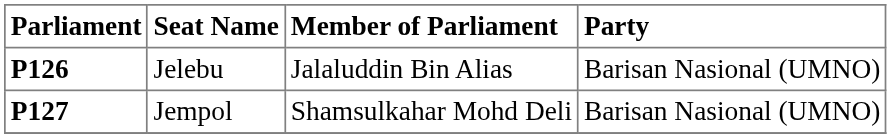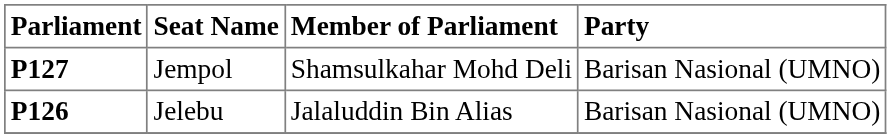rows swapped: (40, 68) <-> (40, 111)
